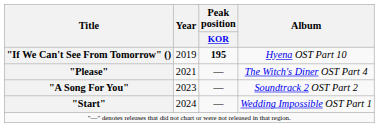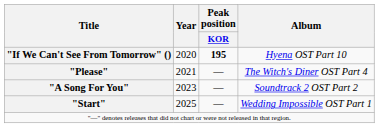(186, 55) 2019 -> (186, 55) 2020
(186, 104) 2024 -> (186, 104) 2025
